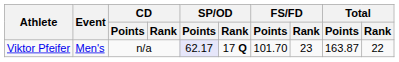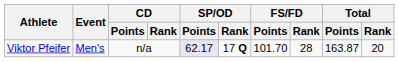(306, 49) 23 -> (306, 49) 28
(378, 49) 22 -> (378, 49) 20
